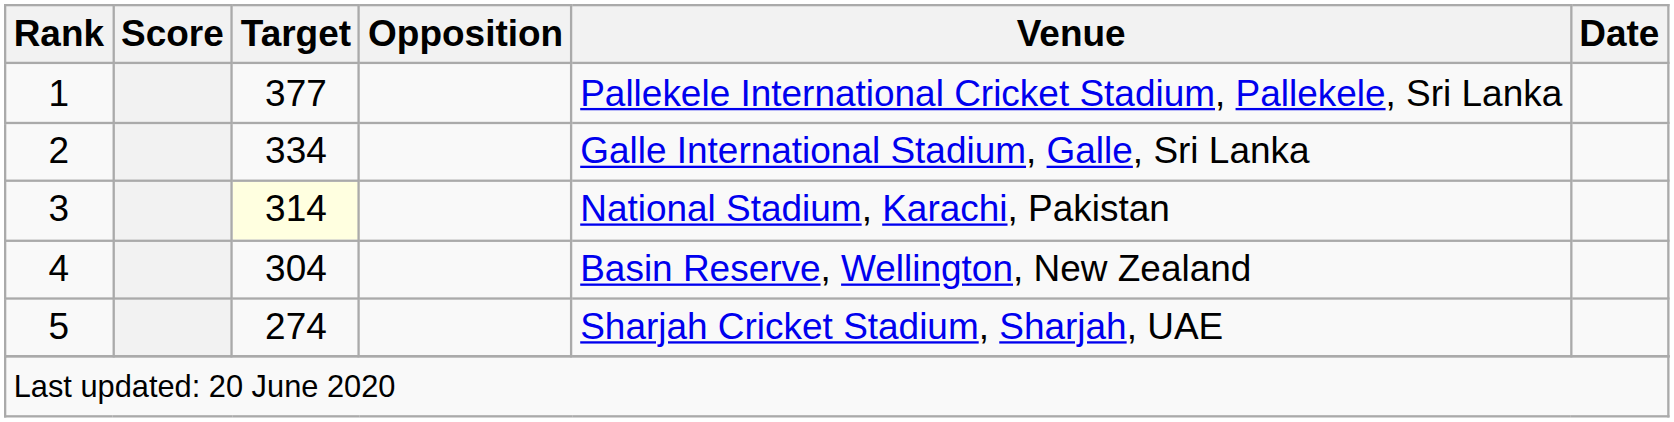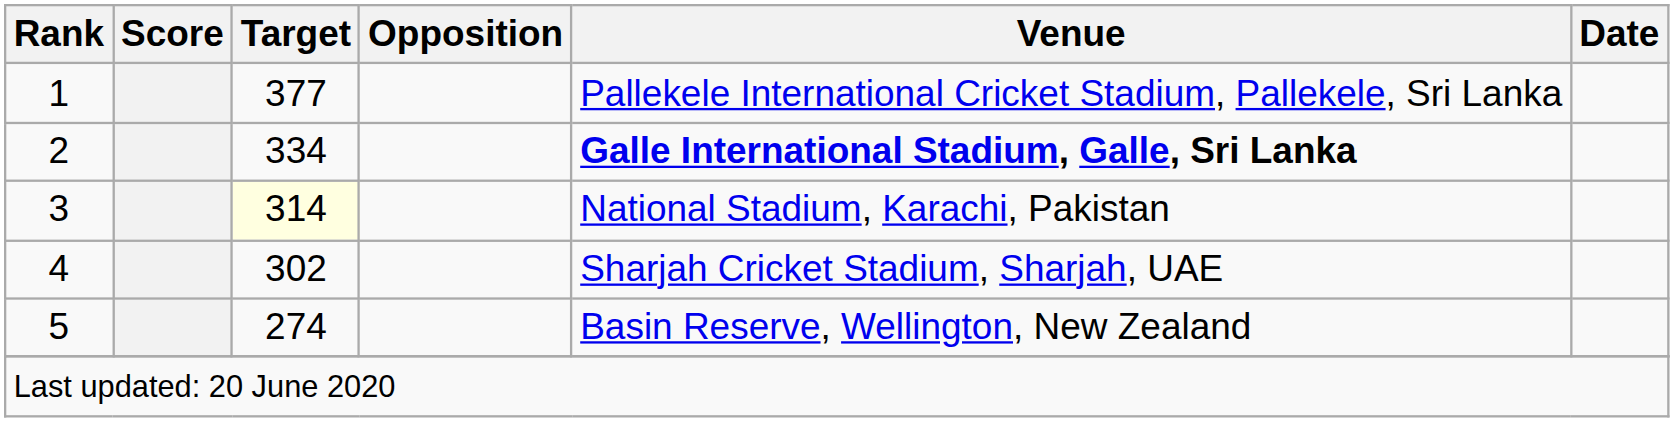(945, 151) normal -> (968, 151) bold
(296, 268) 304 -> (296, 268) 302
(916, 268) Basin Reserve, Wellington, New Zealand -> (902, 268) Sharjah Cricket Stadium, Sharjah, UAE
(902, 326) Sharjah Cricket Stadium, Sharjah, UAE -> (916, 326) Basin Reserve, Wellington, New Zealand
